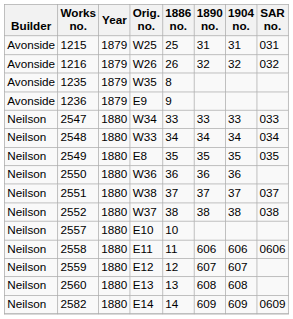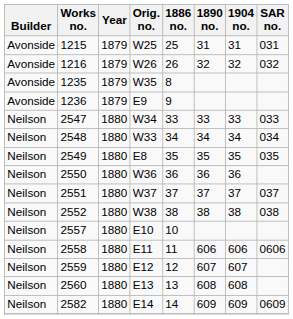(145, 193) W38 -> (145, 193) W37
(145, 212) W37 -> (145, 212) W38
